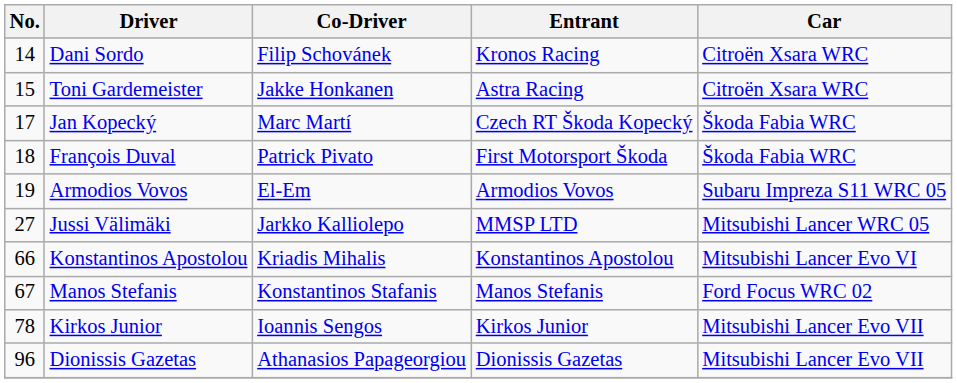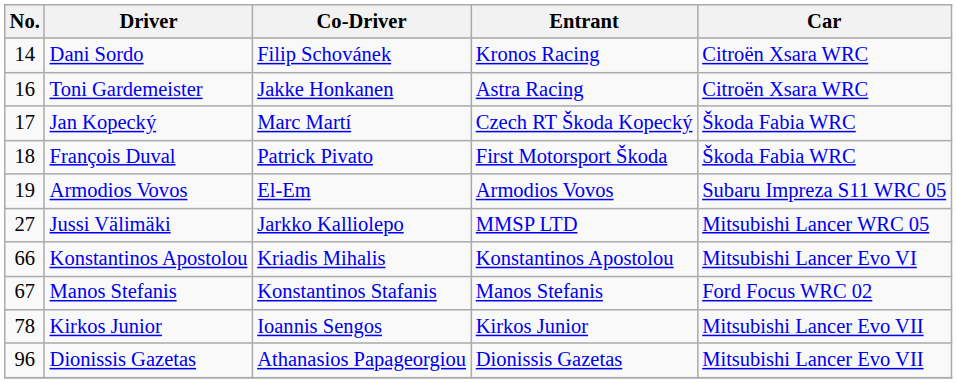(25, 88) 15 -> (25, 88) 16
